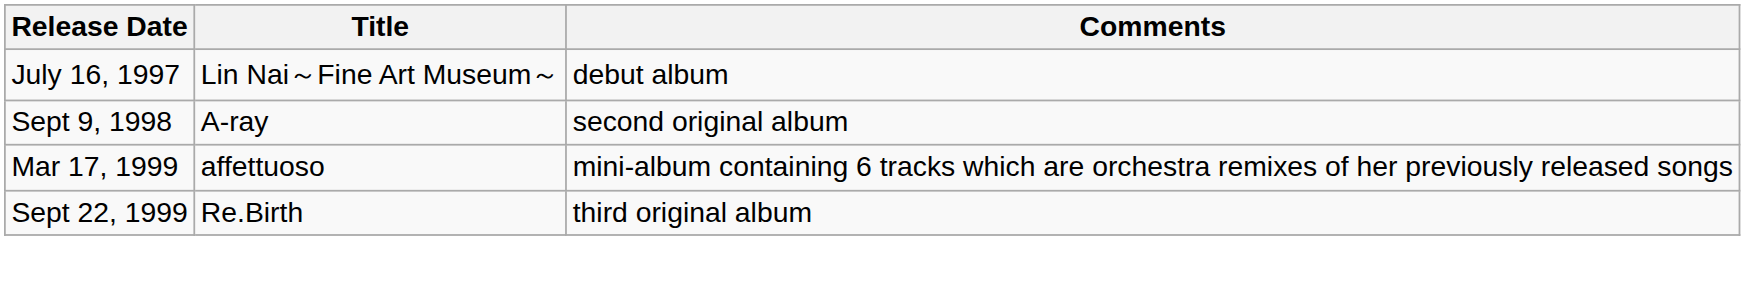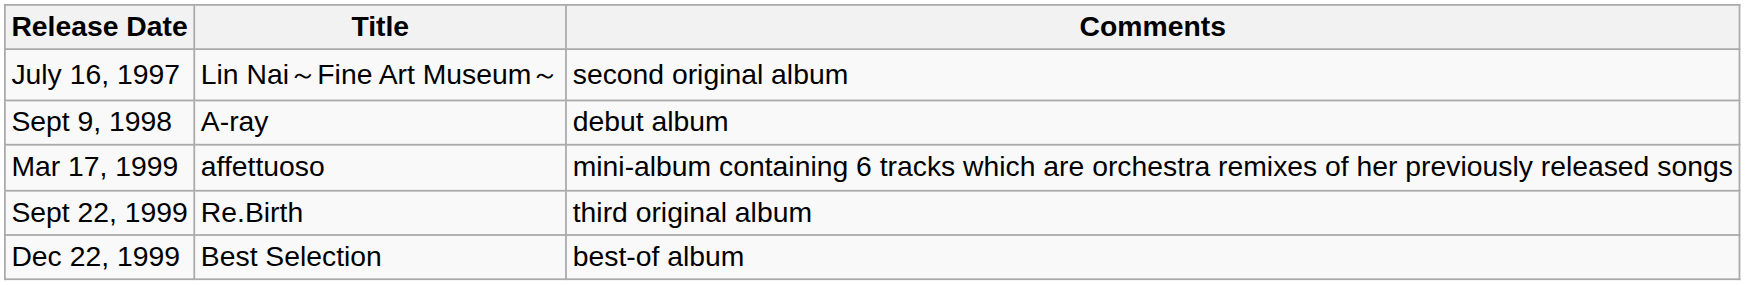(651, 74) debut album -> (710, 74) second original album
(710, 122) second original album -> (651, 122) debut album
+ row: (96, 256)
